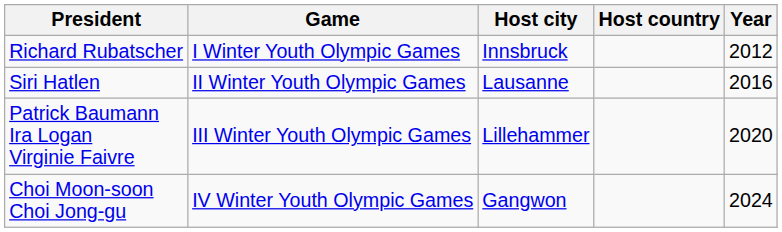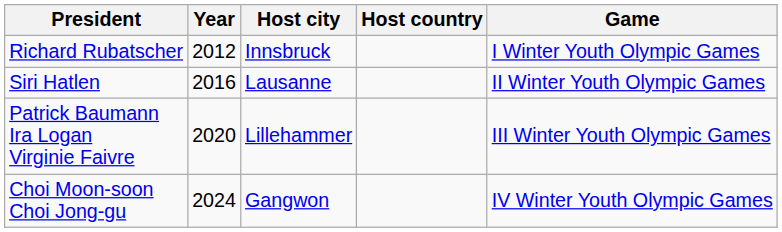columns swapped: (333, 20) <-> (751, 20)
